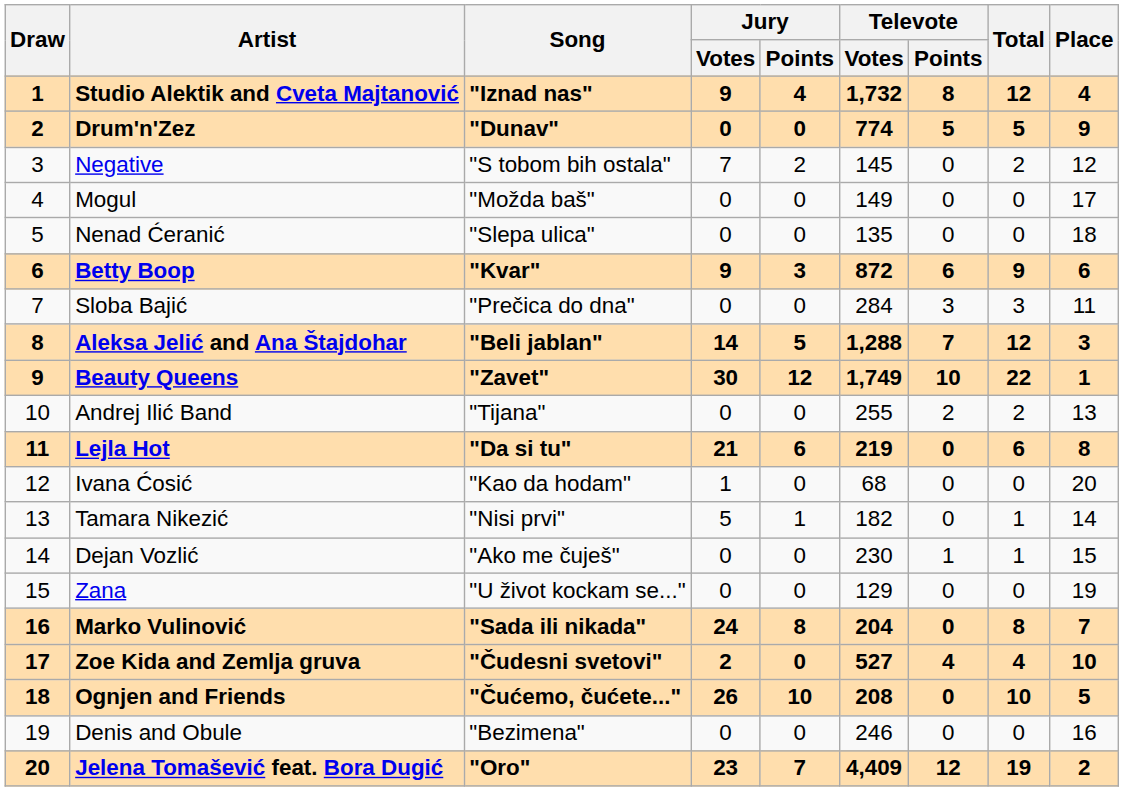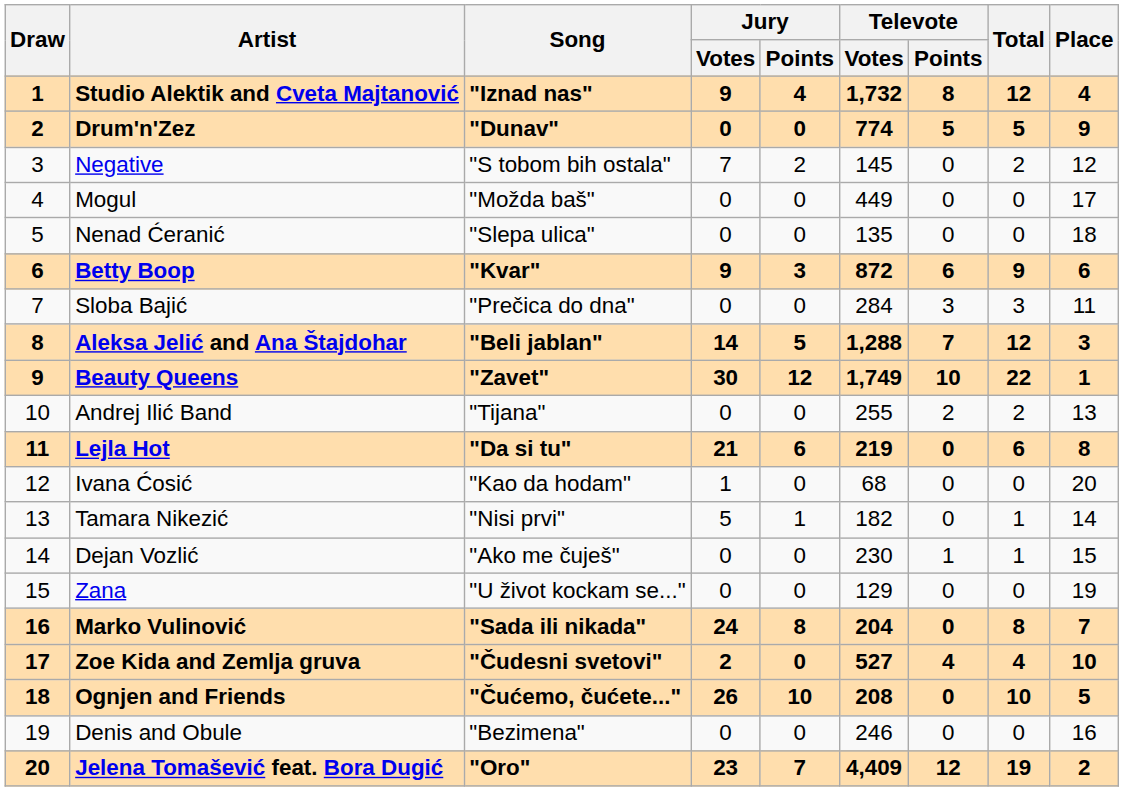(874, 199) 149 -> (874, 199) 449
